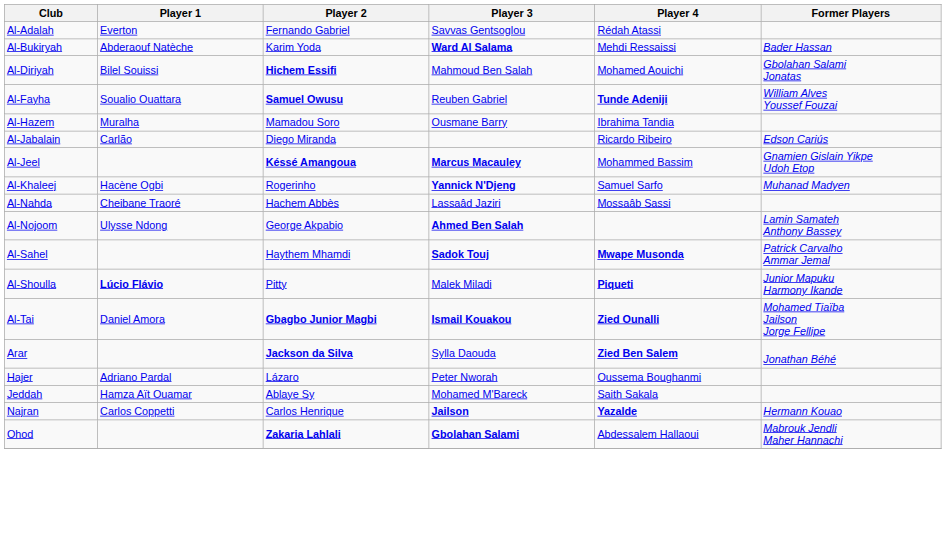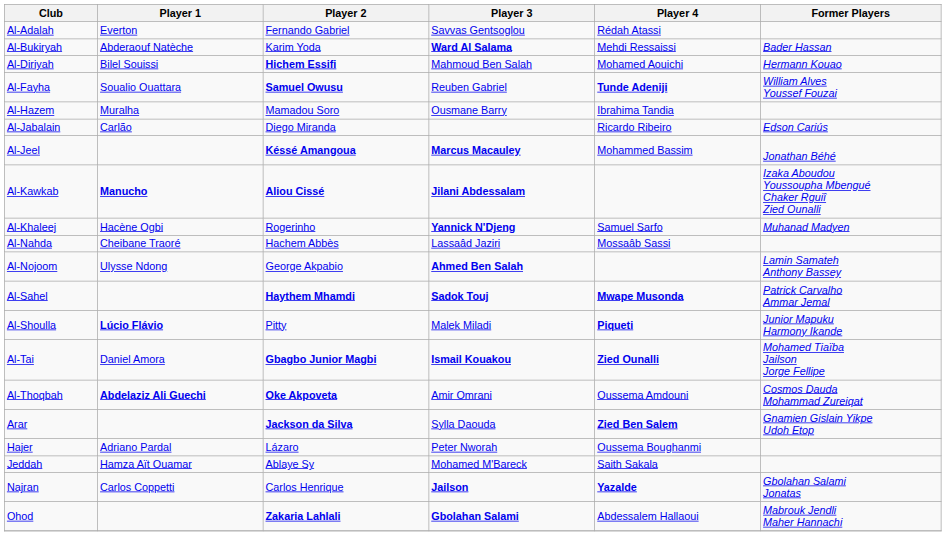(805, 70) Gbolahan Salami Jonatas -> (802, 64) Hermann Kouao
(818, 163) Gnamien Gislain Yikpe Udoh Etop -> (799, 157) Jonathan Béhé
+ row: (33, 192)
(308, 255) normal -> (310, 296) bold
+ row: (35, 395)
(800, 360) Jonathan Béhé -> (818, 424) Gnamien Gislain Yikpe Udoh Etop
(803, 411) Hermann Kouao -> (804, 487) Gbolahan Salami Jonatas
